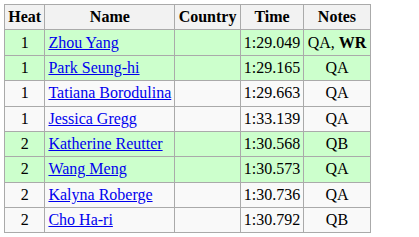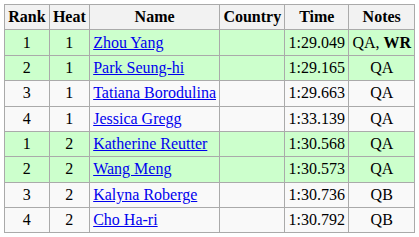+ column: (27, 17)
(337, 144) QB -> (382, 144) QA
(337, 194) QA -> (382, 194) QB
